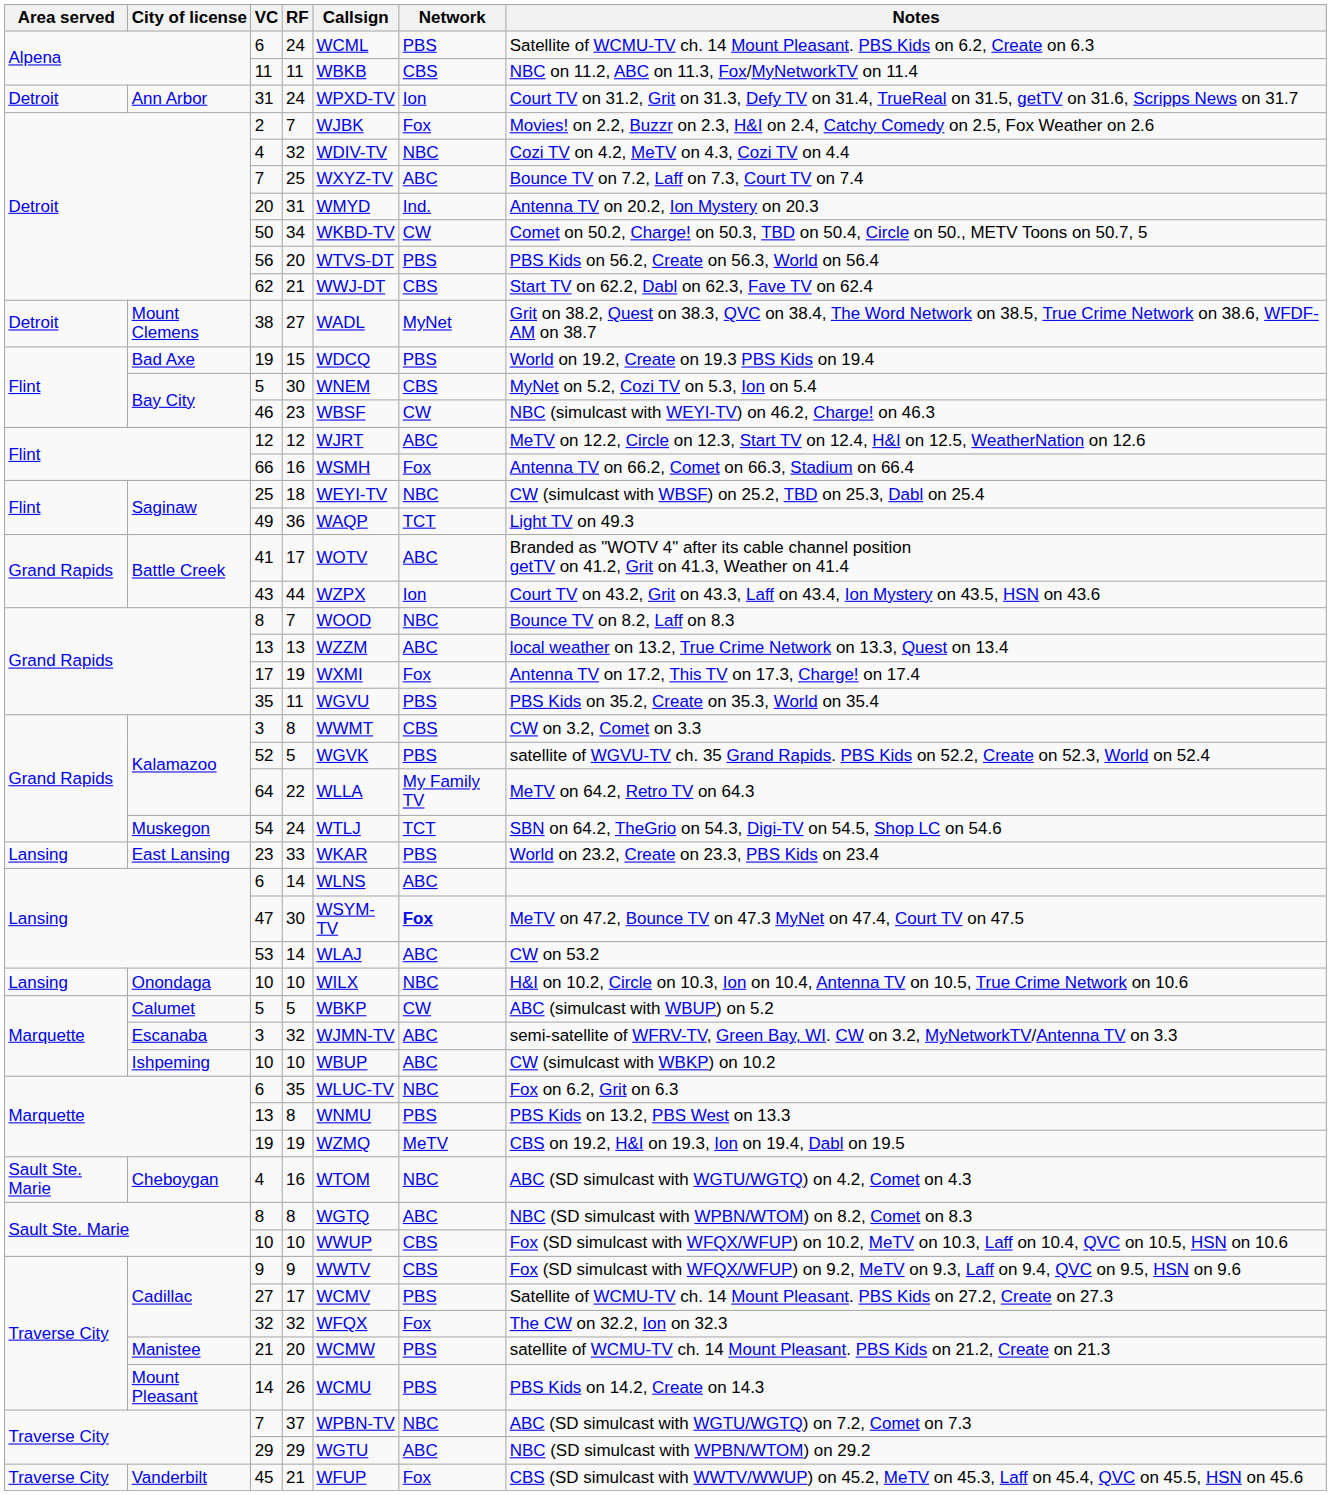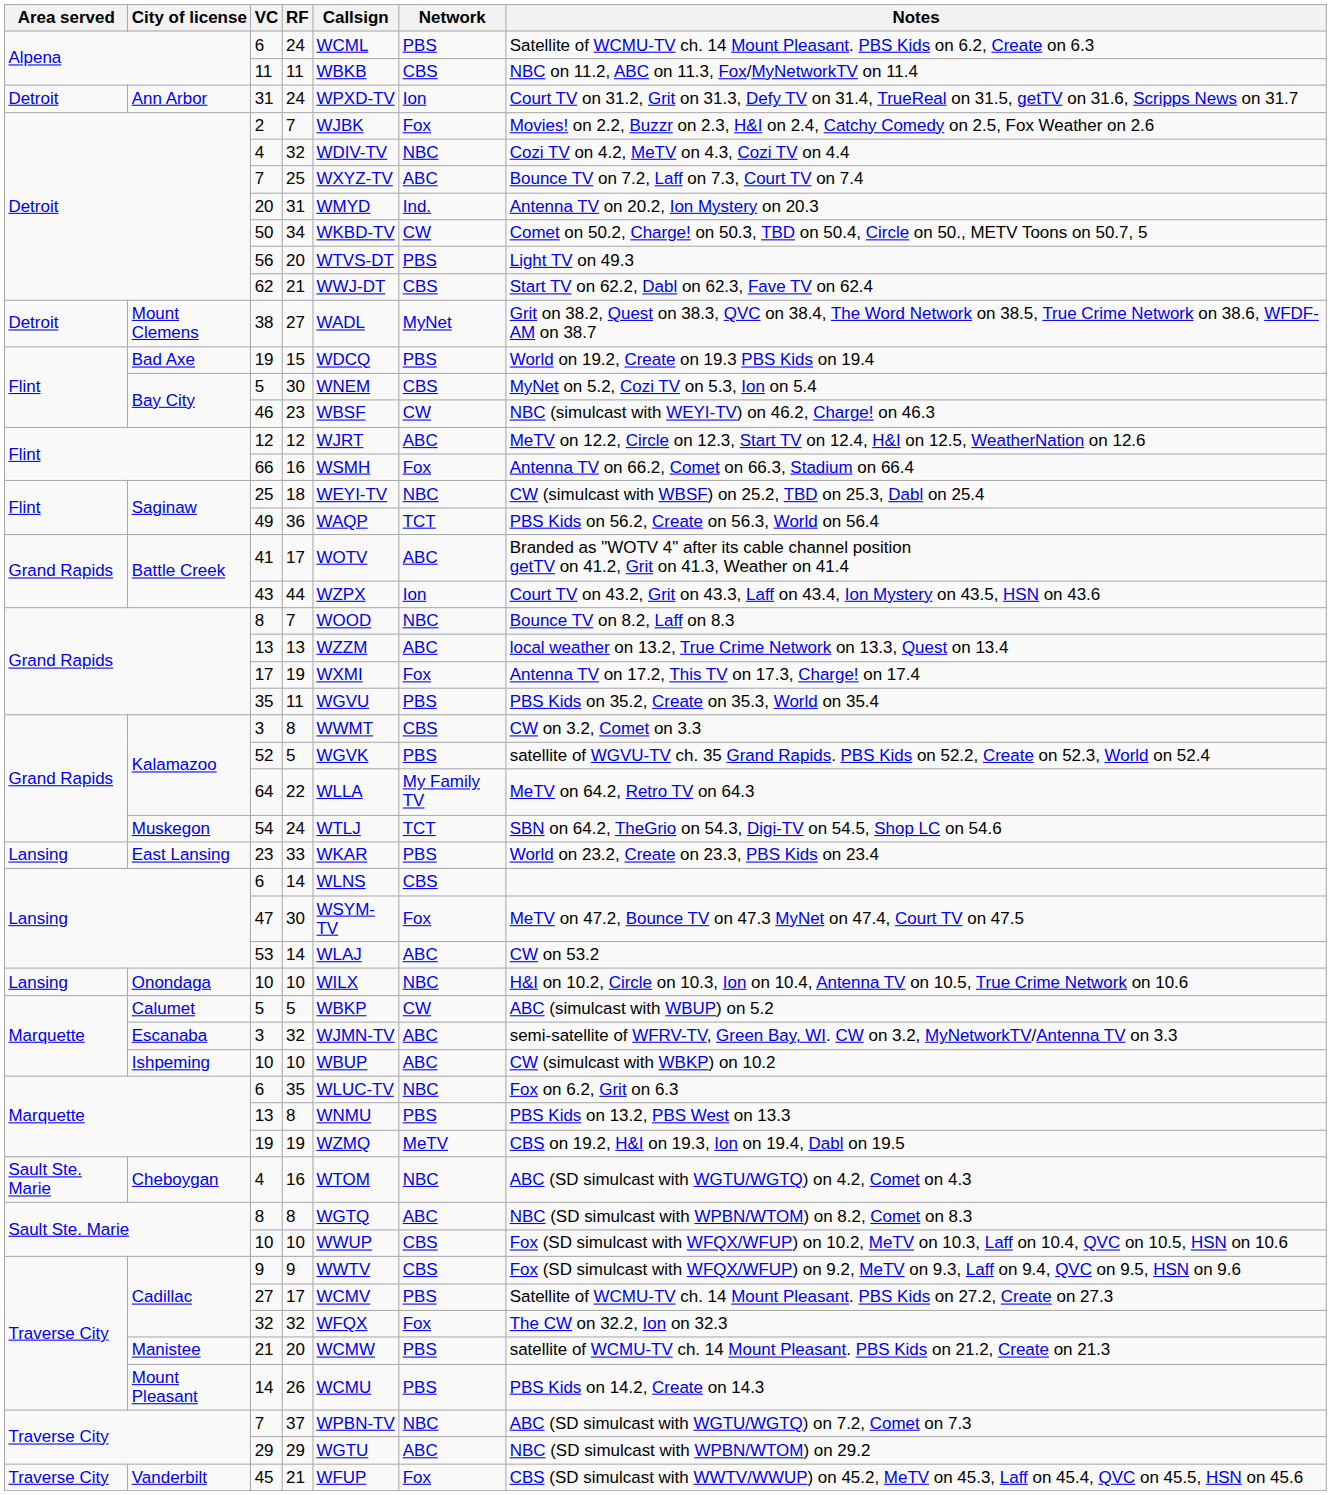(694, 260) PBS Kids on 56.2, Create on 56.3, World on 56.4 -> (572, 260) Light TV on 49.3
(572, 521) Light TV on 49.3 -> (694, 521) PBS Kids on 56.2, Create on 56.3, World on 56.4
(420, 882) ABC -> (420, 882) CBS
(418, 918) bold -> (417, 918) normal
